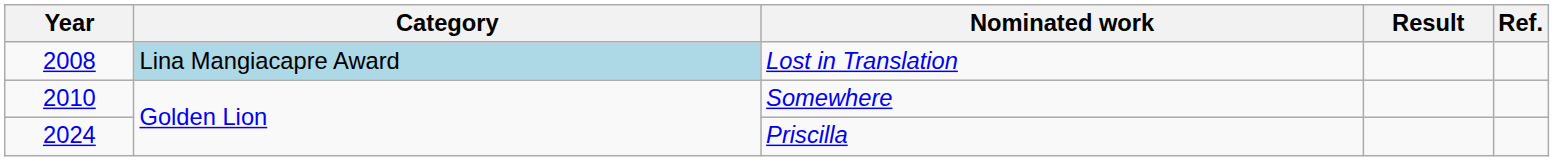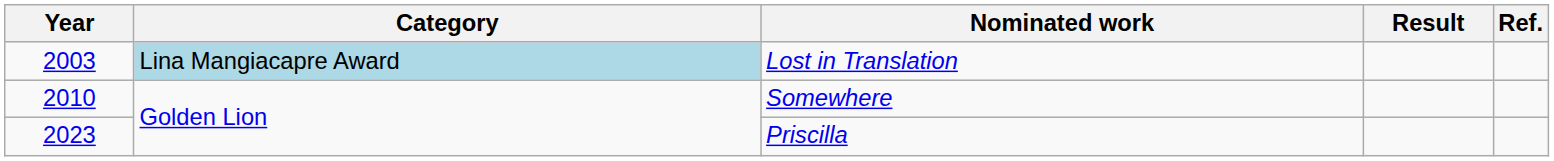(69, 60) 2008 -> (69, 60) 2003
(69, 135) 2024 -> (69, 135) 2023
